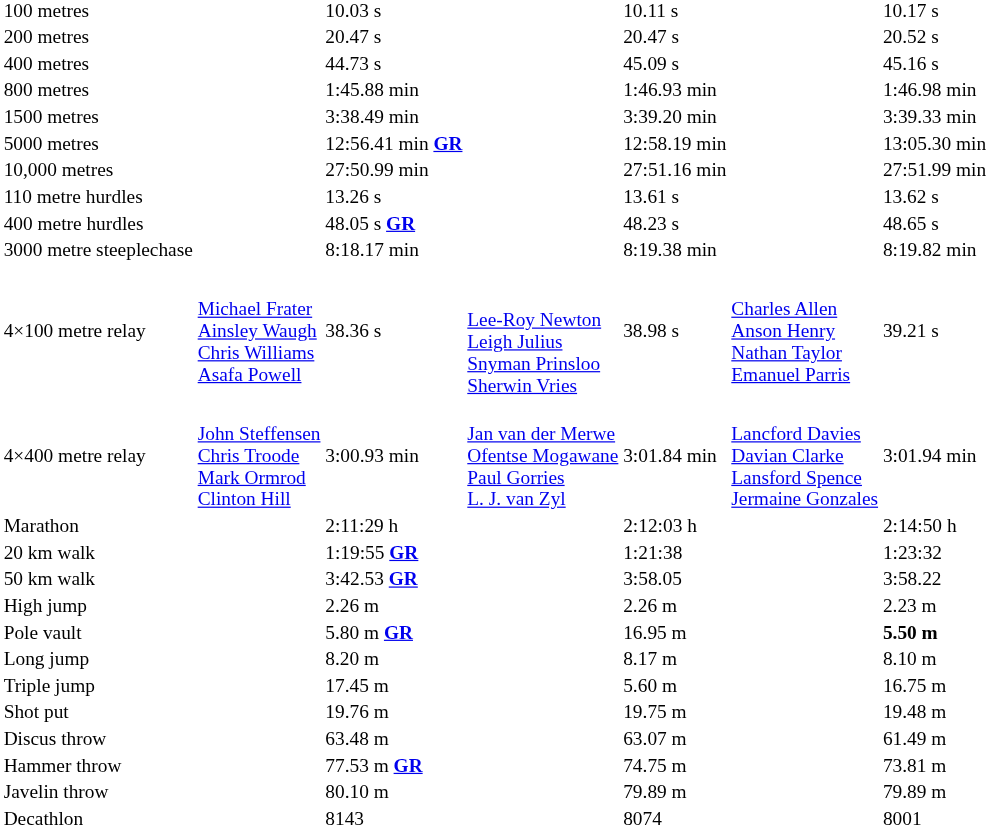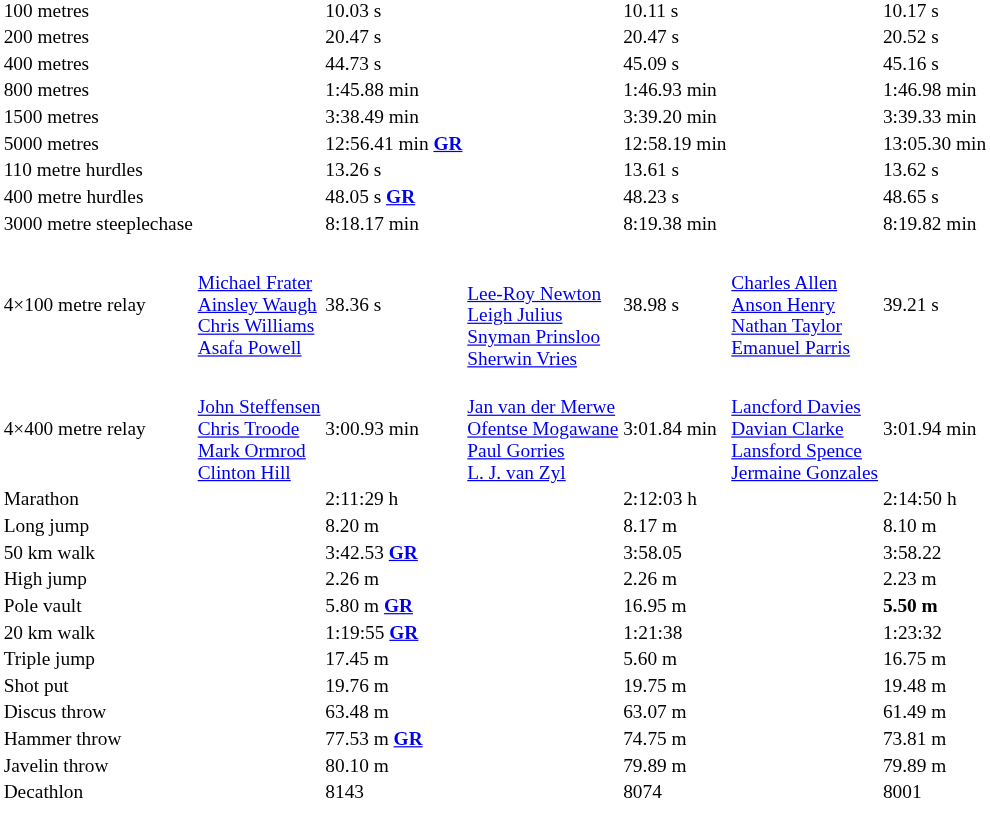- row: (58, 170)
rows swapped: (49, 552) <-> (46, 658)
